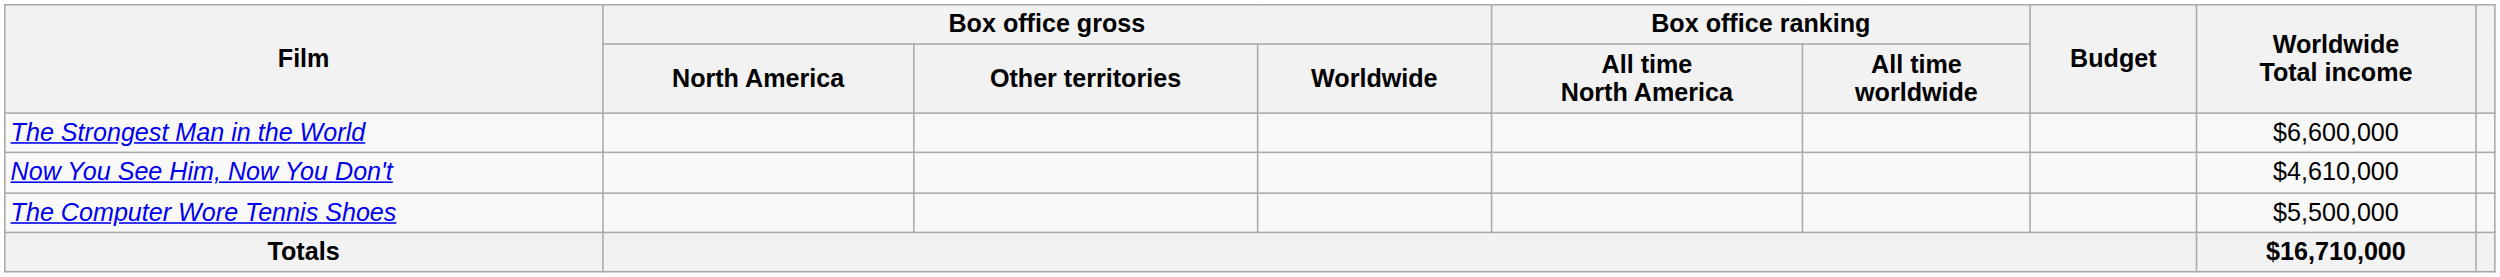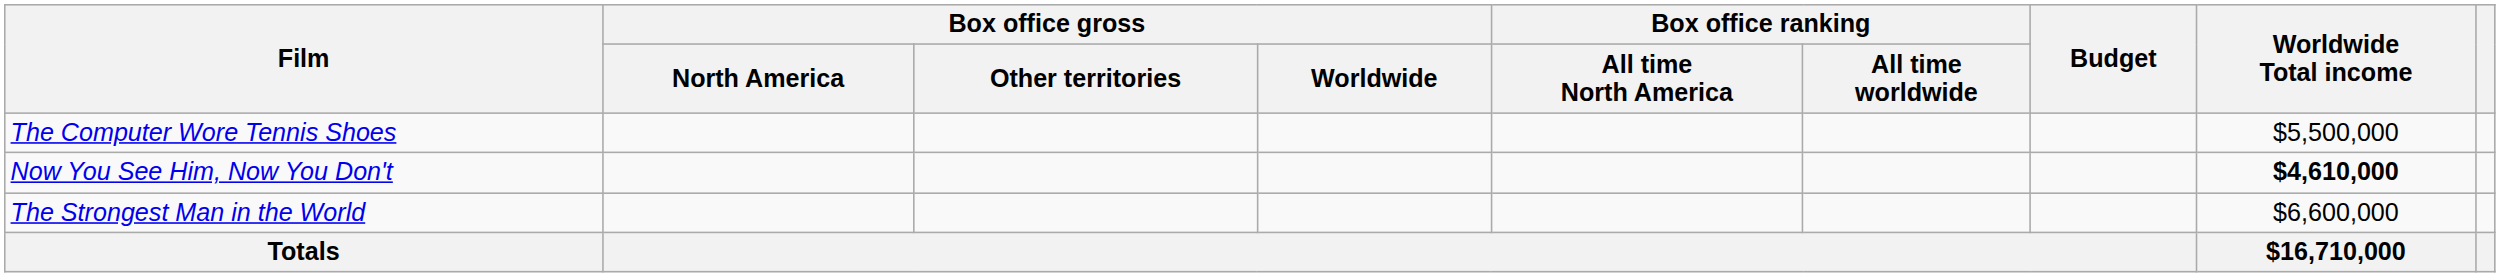rows swapped: (203, 212) <-> (188, 132)
(2336, 172) normal -> (2336, 172) bold
